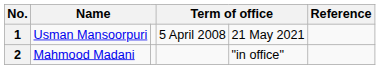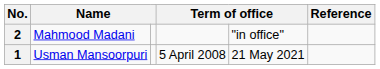rows swapped: (17, 34) <-> (17, 54)
